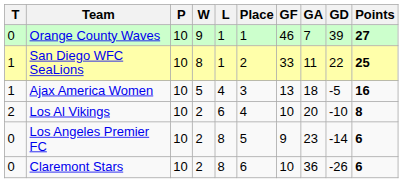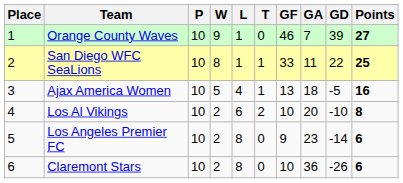columns swapped: (257, 14) <-> (15, 14)
